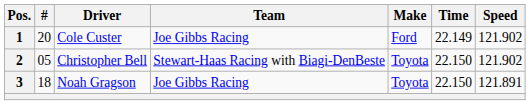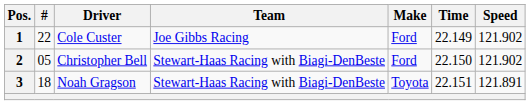(44, 38) 20 -> (44, 38) 22
(410, 60) Toyota -> (404, 60) Ford
(201, 82) Joe Gibbs Racing -> (269, 82) Stewart-Haas Racing with Biagi-DenBeste
(453, 82) 22.150 -> (453, 82) 22.151
